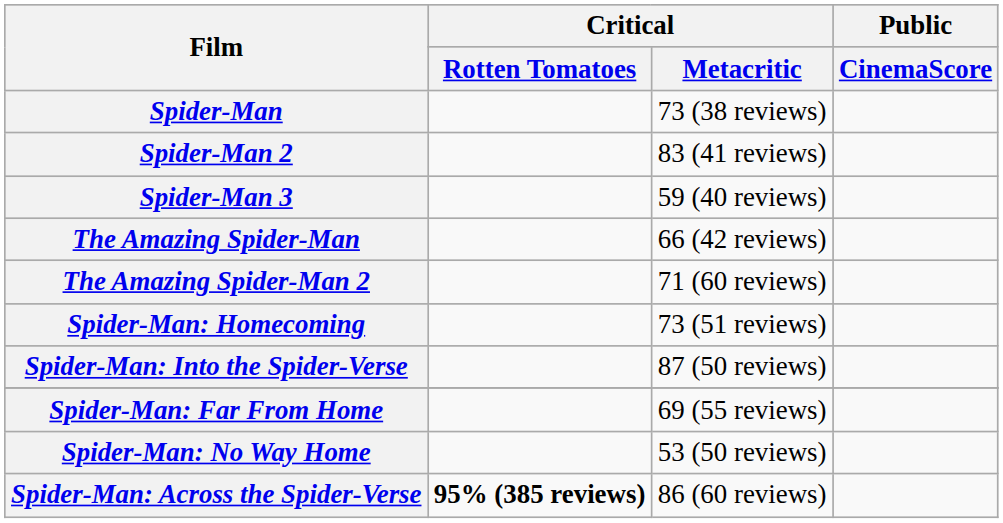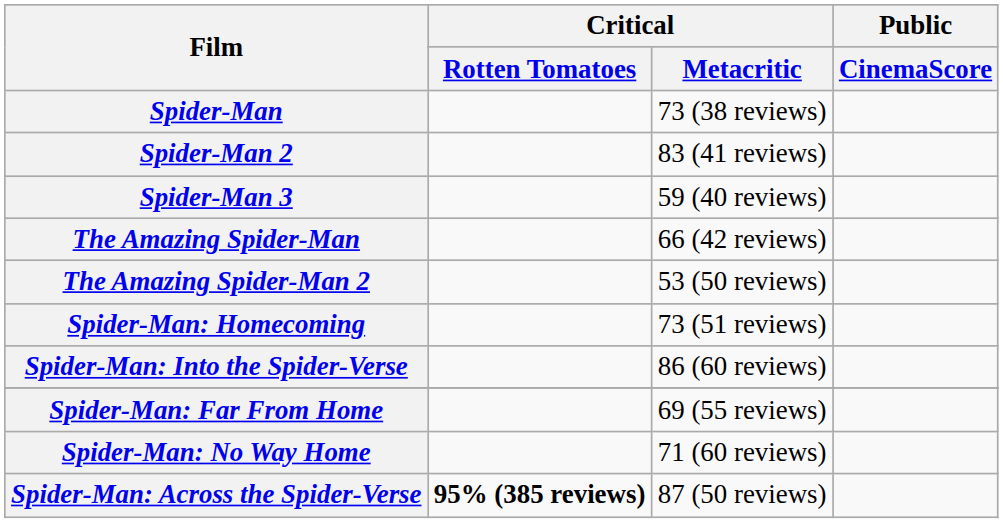(742, 281) 71 (60 reviews) -> (742, 281) 53 (50 reviews)
(742, 366) 87 (50 reviews) -> (742, 366) 86 (60 reviews)
(742, 452) 53 (50 reviews) -> (742, 452) 71 (60 reviews)
(742, 494) 86 (60 reviews) -> (742, 494) 87 (50 reviews)
